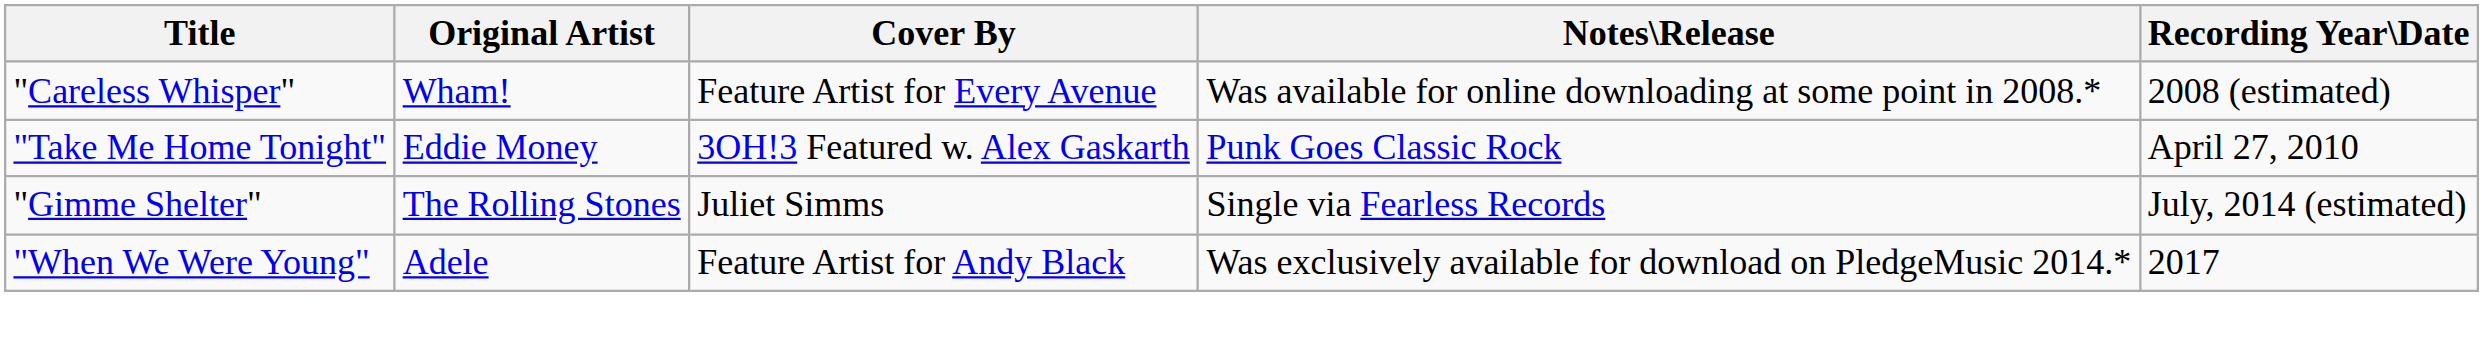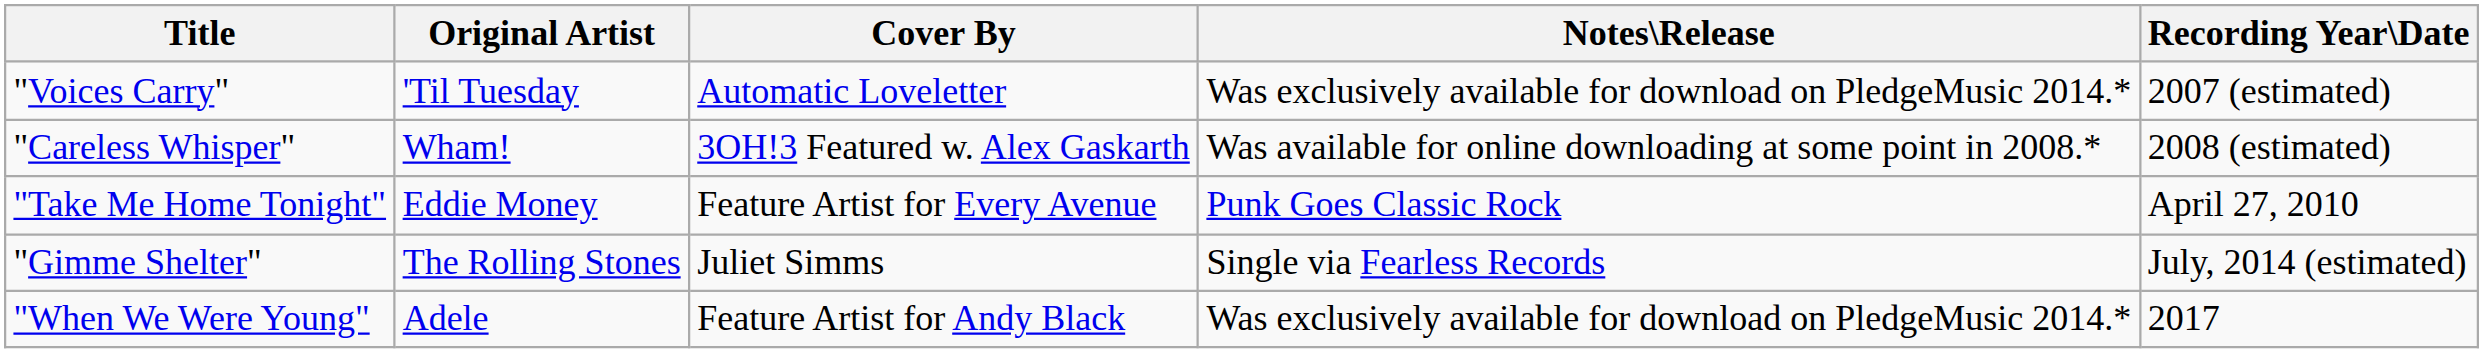+ row: (121, 90)
(927, 90) Feature Artist for Every Avenue -> (944, 147) 3OH!3 Featured w. Alex Gaskarth
(944, 147) 3OH!3 Featured w. Alex Gaskarth -> (927, 204) Feature Artist for Every Avenue
